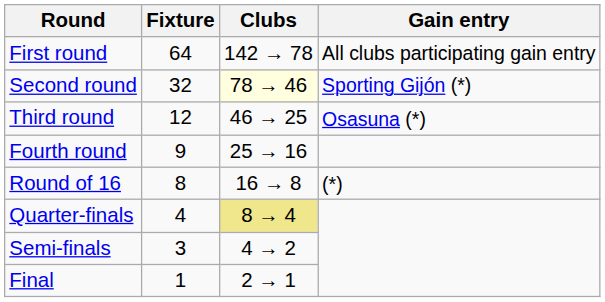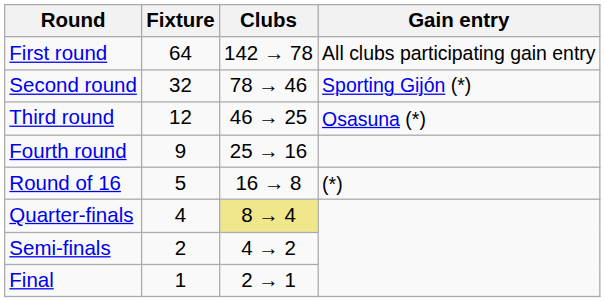(268, 85) lightyellow background -> (268, 85) no background
(180, 183) 8 -> (180, 183) 5
(180, 248) 3 -> (180, 248) 2
